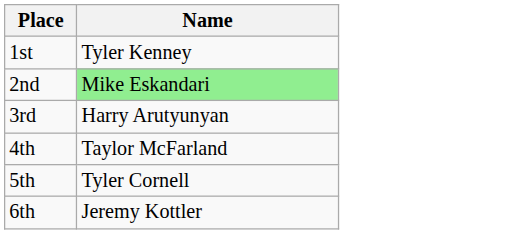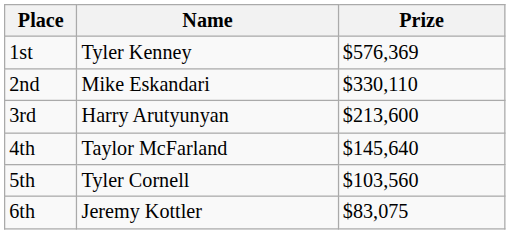+ column: (422, 20)
(146, 84) lightgreen background -> (146, 84) no background
